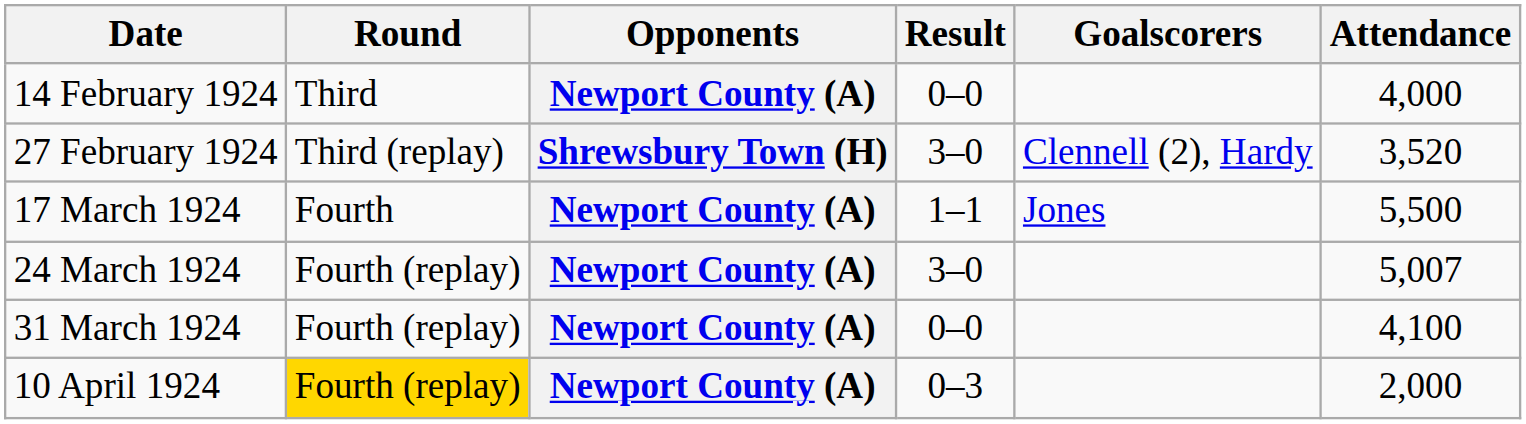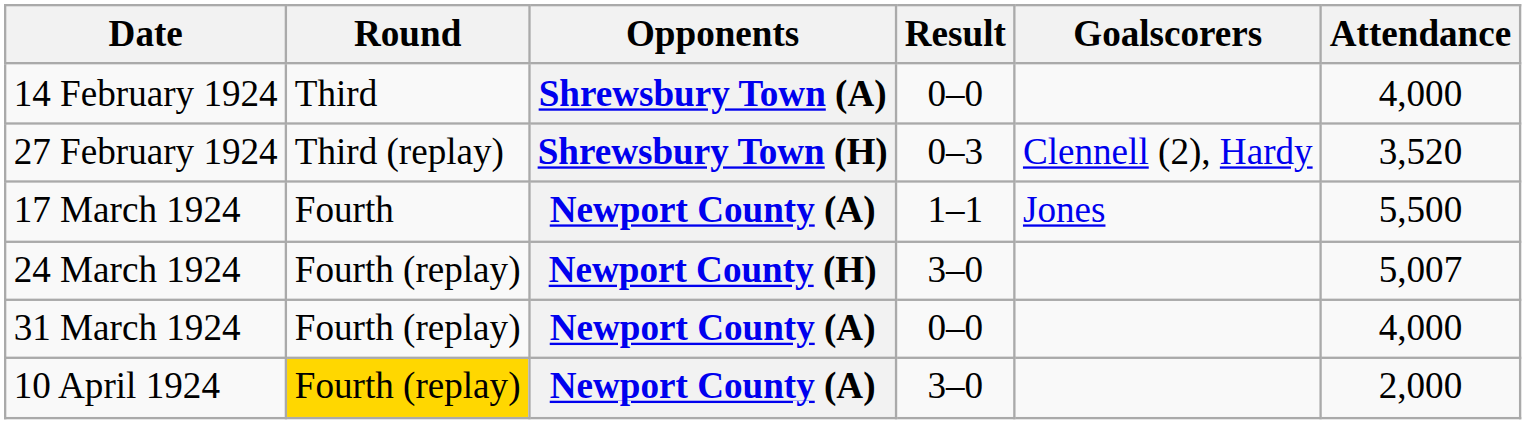(713, 92) Newport County (A) -> (713, 92) Shrewsbury Town (A)
(955, 151) 3–0 -> (955, 151) 0–3
(713, 269) Newport County (A) -> (713, 269) Newport County (H)
(1420, 328) 4,100 -> (1420, 328) 4,000
(955, 387) 0–3 -> (955, 387) 3–0
